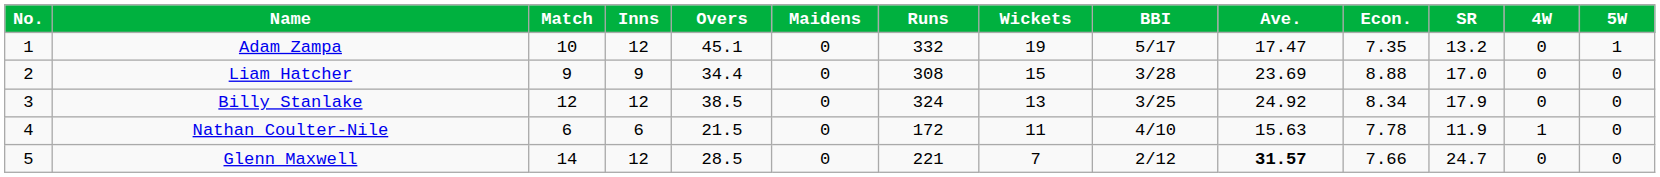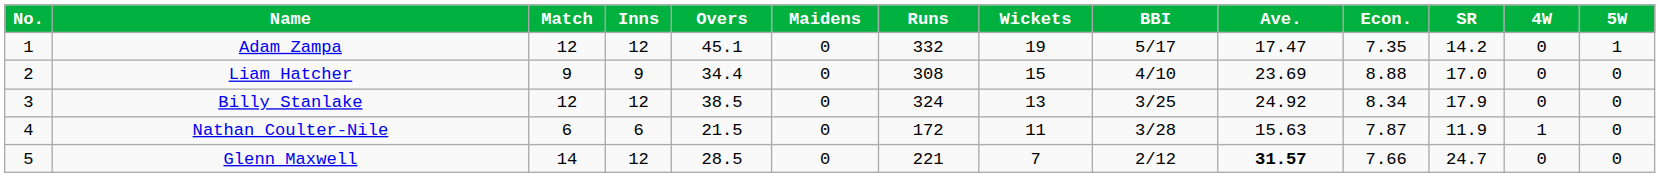(567, 47) 10 -> (567, 47) 12
(1466, 47) 13.2 -> (1466, 47) 14.2
(1156, 75) 3/28 -> (1156, 75) 4/10
(1156, 131) 4/10 -> (1156, 131) 3/28
(1386, 131) 7.78 -> (1386, 131) 7.87
